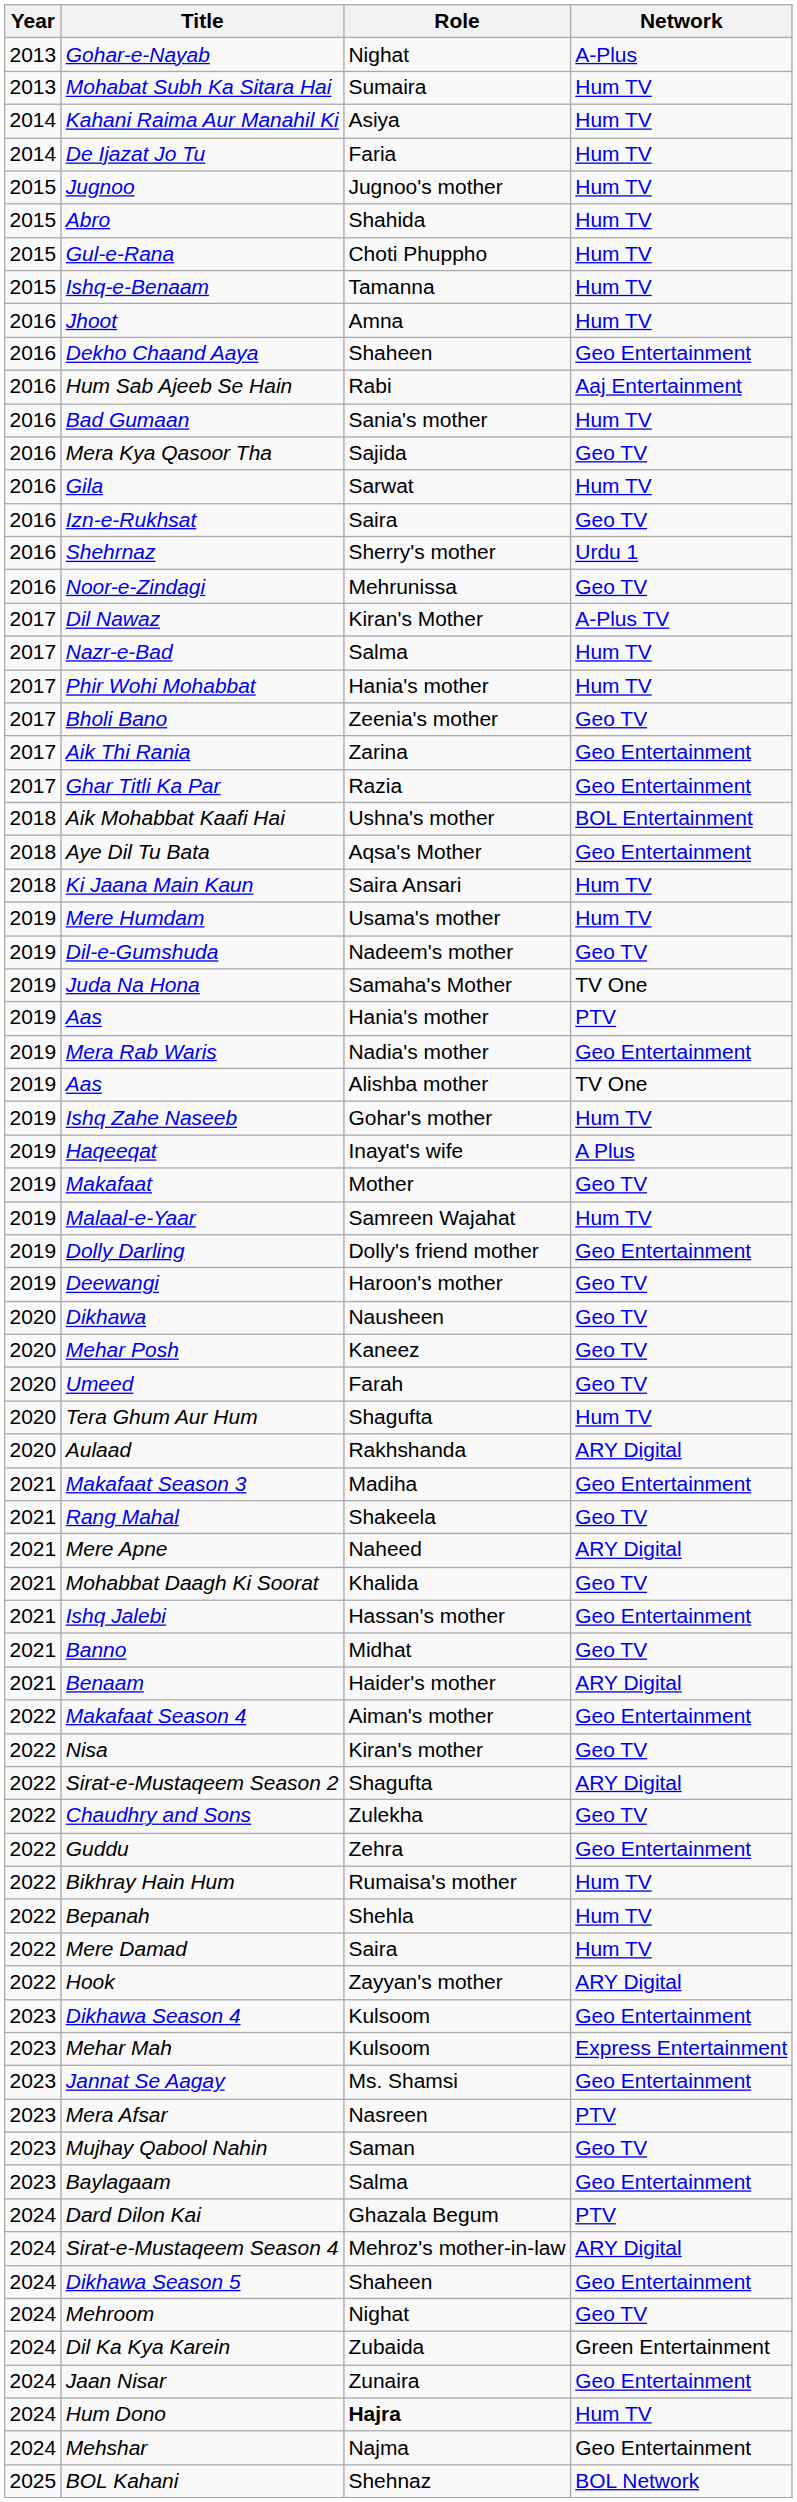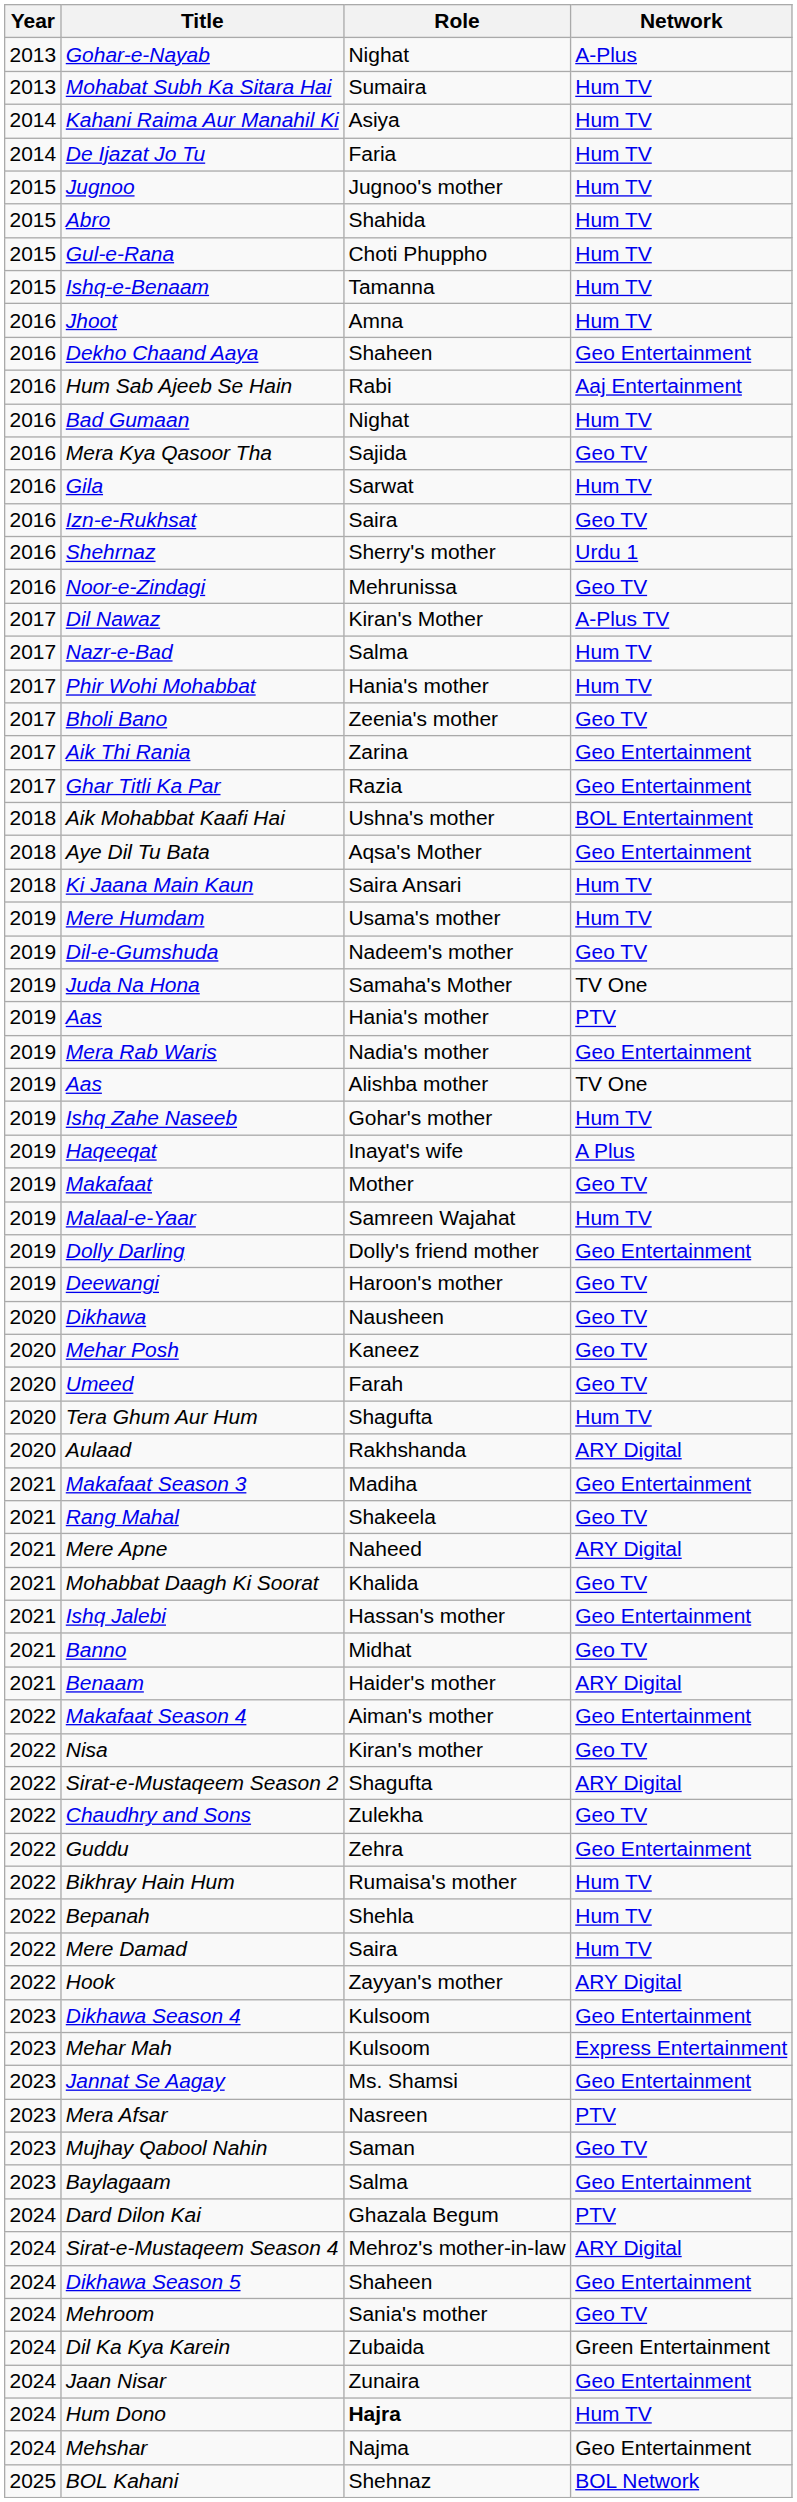(418, 420) Sania's mother -> (379, 420) Nighat
(379, 2314) Nighat -> (418, 2314) Sania's mother
